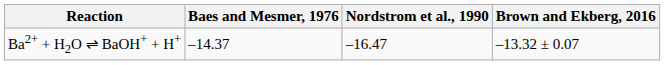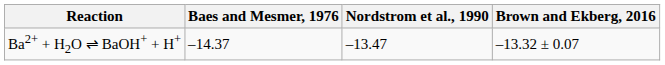(366, 44) –16.47 -> (366, 44) –13.47
